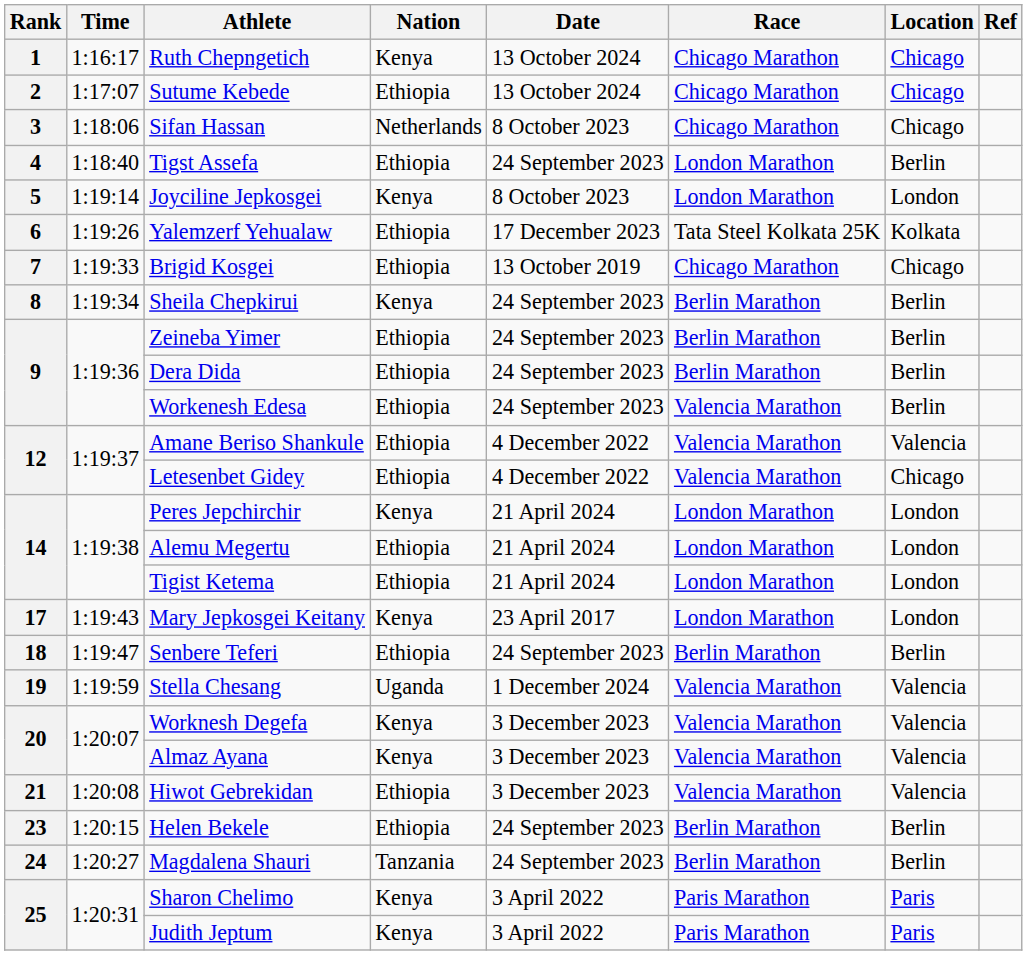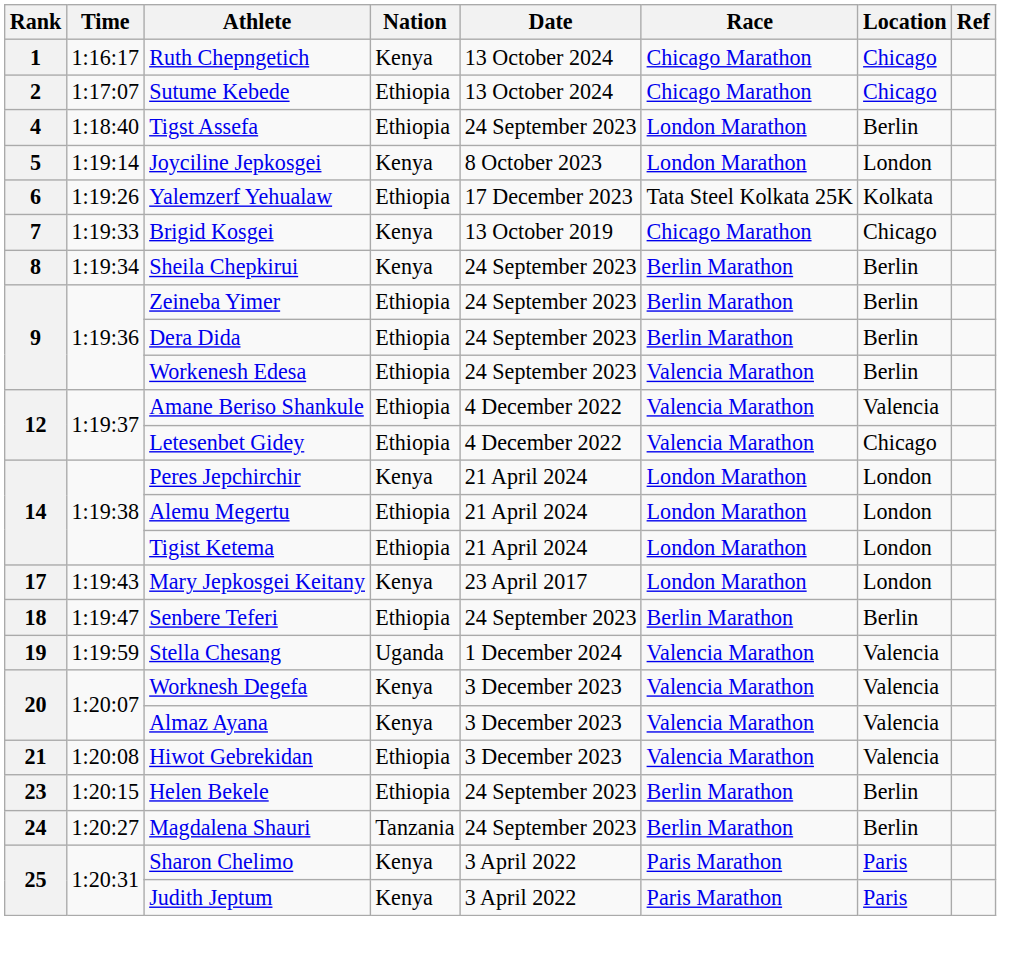- row: (207, 127)
(413, 267) Ethiopia -> (404, 232) Kenya
